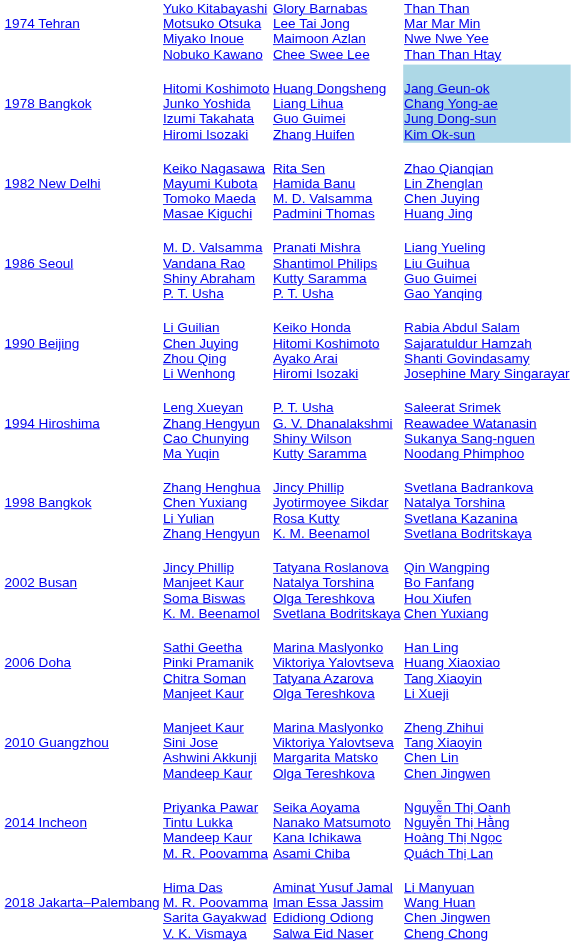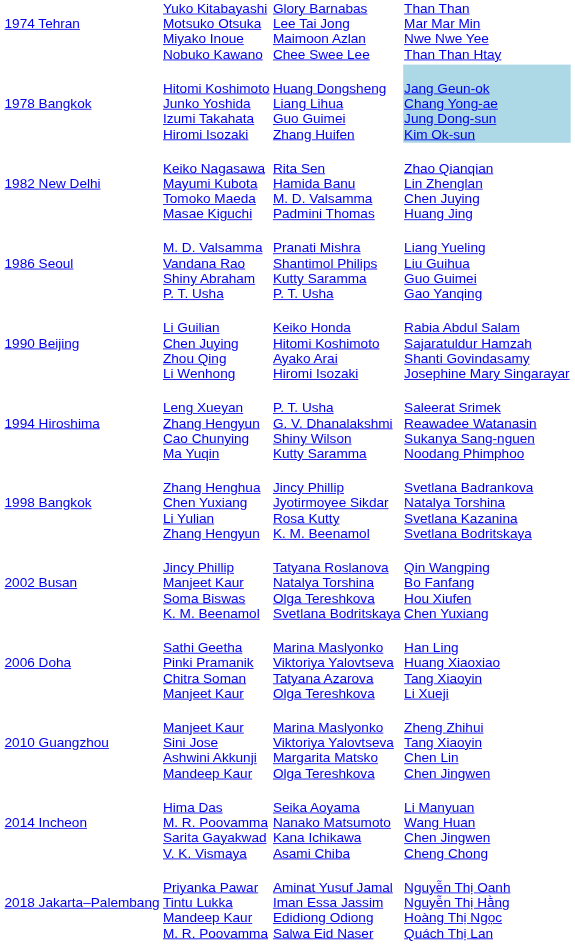(215, 830) Priyanka Pawar Tintu Lukka Mandeep Kaur M. R. Poovamma -> (215, 830) Hima Das M. R. Poovamma Sarita Gayakwad V. K. Vismaya
(457, 830) Nguyễn Thị Oanh Nguyễn Thị Hằng Hoàng Thị Ngọc Quách Thị Lan -> (447, 830) Li Manyuan Wang Huan Chen Jingwen Cheng Chong
(215, 910) Hima Das M. R. Poovamma Sarita Gayakwad V. K. Vismaya -> (215, 910) Priyanka Pawar Tintu Lukka Mandeep Kaur M. R. Poovamma
(447, 910) Li Manyuan Wang Huan Chen Jingwen Cheng Chong -> (457, 910) Nguyễn Thị Oanh Nguyễn Thị Hằng Hoàng Thị Ngọc Quách Thị Lan
